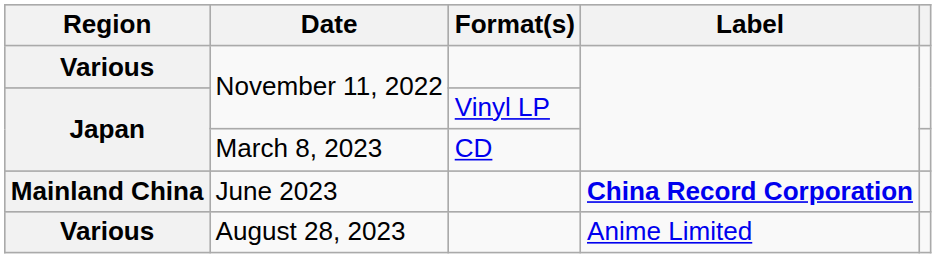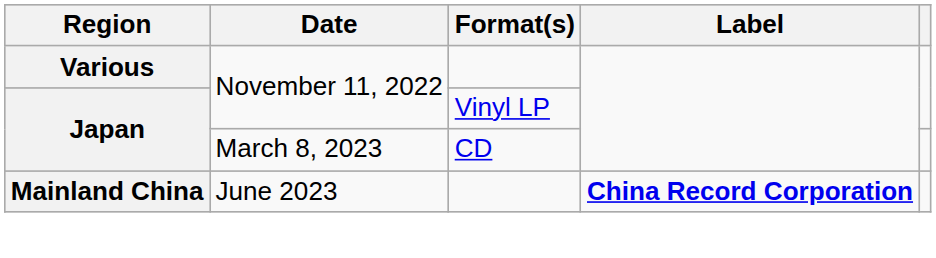- row: (107, 231)
